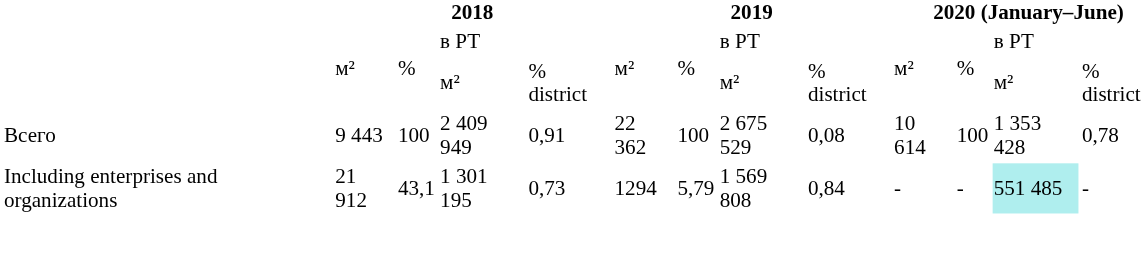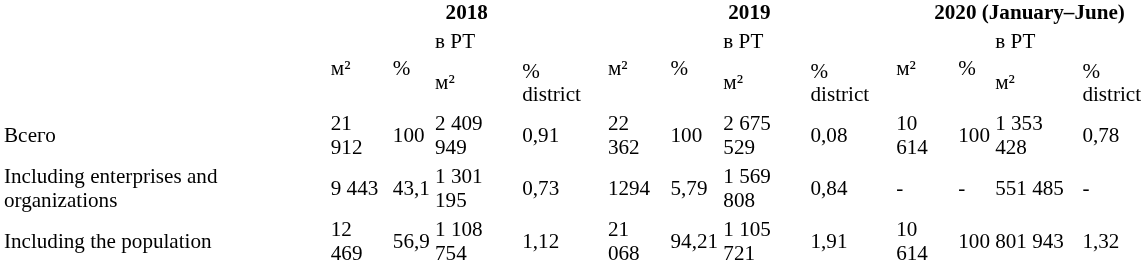(359, 135) 9 443 -> (347, 135) 21 912
(351, 188) 21 912 -> (355, 188) 9 443
(1028, 188) paleturquoise background -> (1030, 188) no background
+ row: (459, 241)
